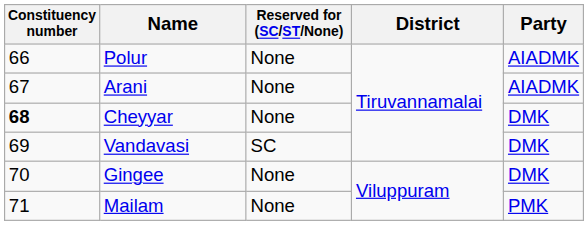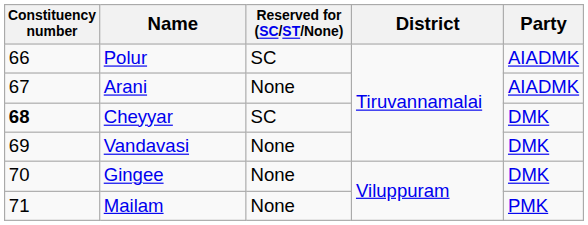(273, 58) None -> (263, 58) SC
(273, 117) None -> (263, 117) SC
(263, 146) SC -> (273, 146) None
